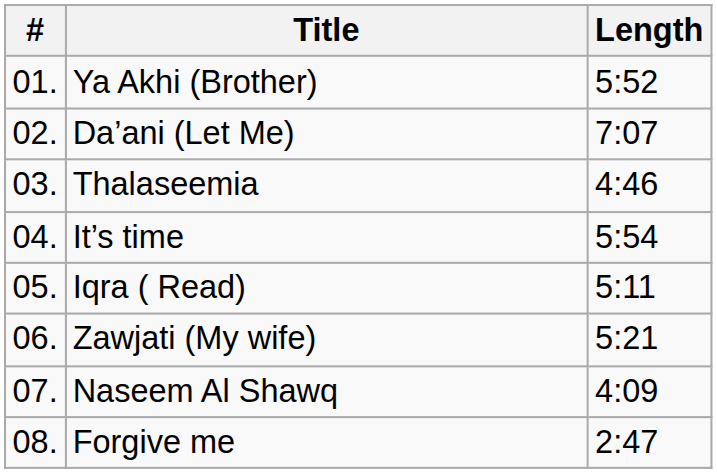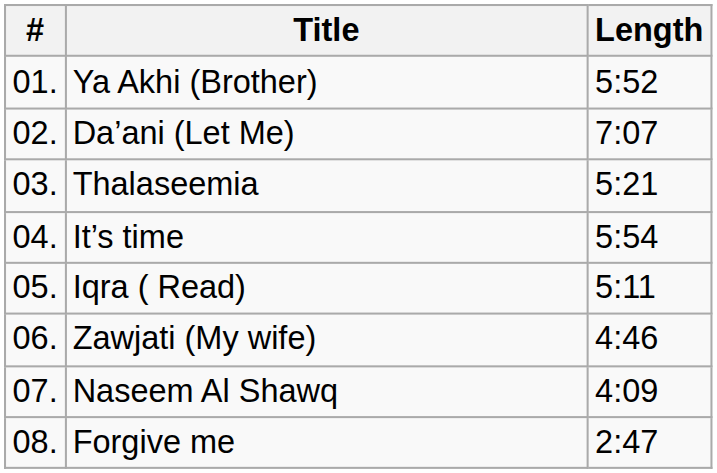(627, 184) 4:46 -> (627, 184) 5:21
(627, 339) 5:21 -> (627, 339) 4:46
